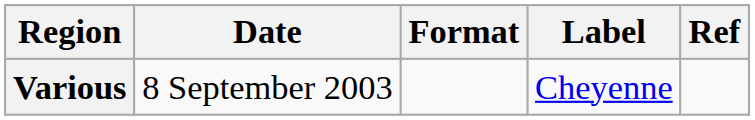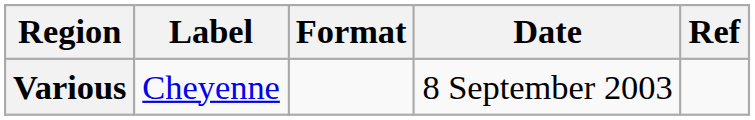columns swapped: (267, 31) <-> (604, 31)
